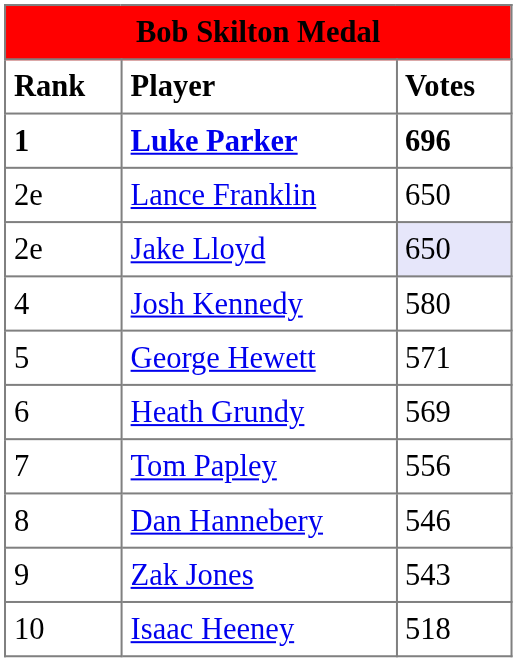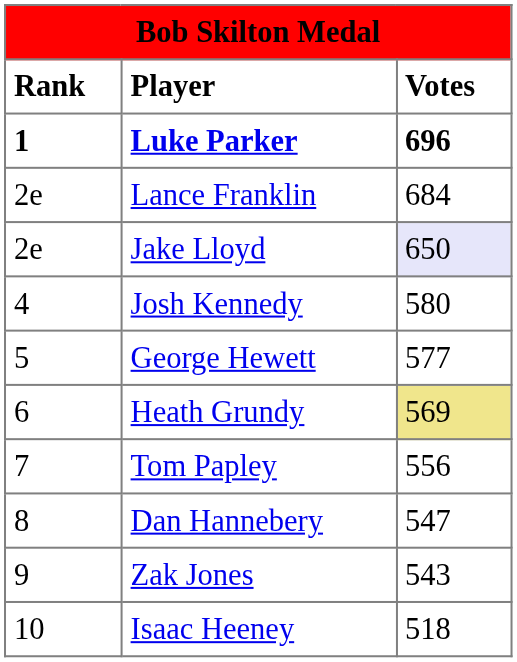(428, 194) 650 -> (428, 194) 684
(428, 357) 571 -> (428, 357) 577
(428, 411) no background -> (428, 411) khaki background
(428, 520) 546 -> (428, 520) 547
